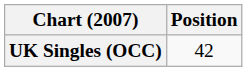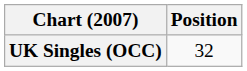(204, 50) 42 -> (204, 50) 32
